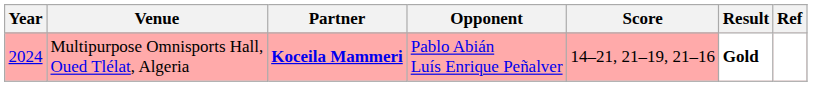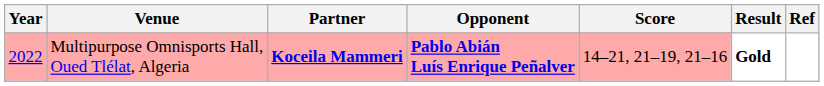(26, 56) 2024 -> (26, 56) 2022
(487, 56) normal -> (493, 56) bold
